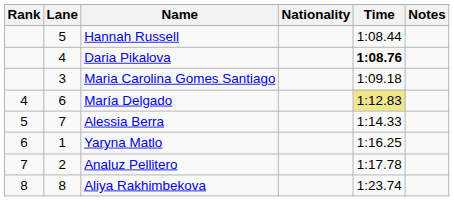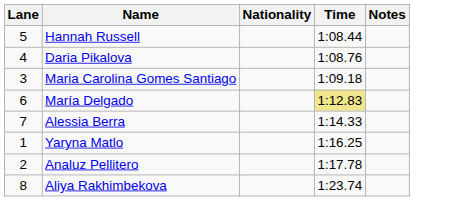- column: (24, 15)
(379, 57) bold -> (340, 57) normal
